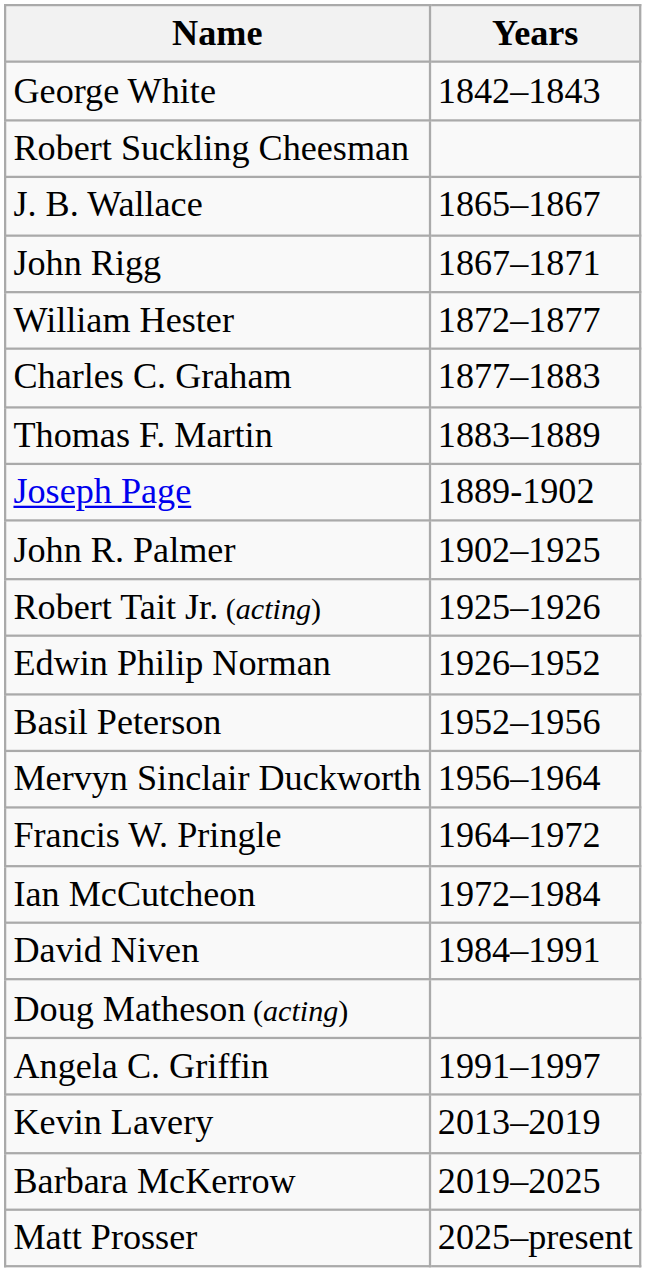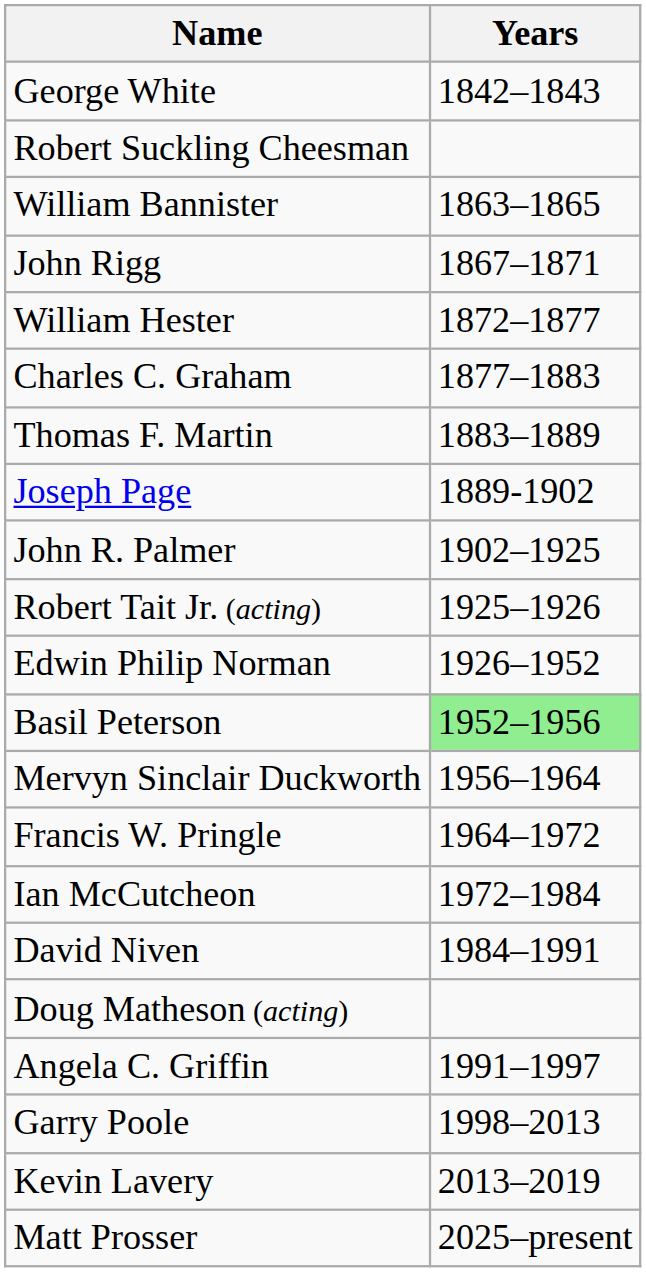+ row: (146, 205)
- row: (108, 205)
(519, 721) no background -> (519, 721) lightgreen background
+ row: (101, 1122)
- row: (155, 1180)
